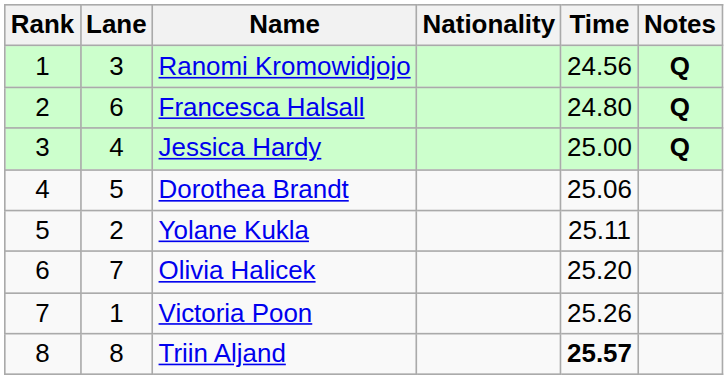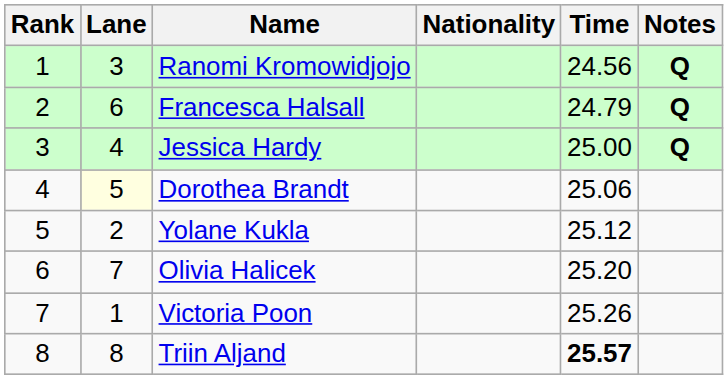(600, 107) 24.80 -> (600, 107) 24.79
(116, 189) no background -> (116, 189) lightyellow background
(600, 230) 25.11 -> (600, 230) 25.12
